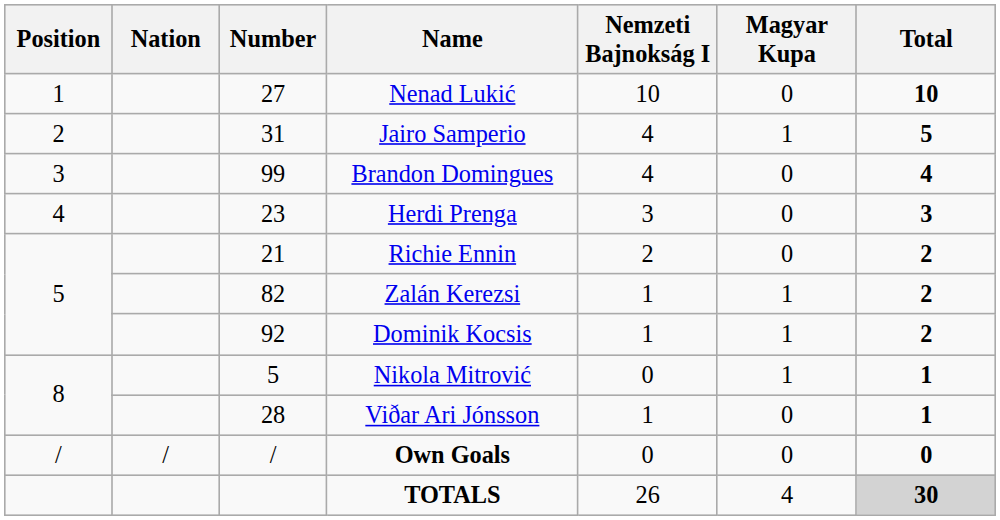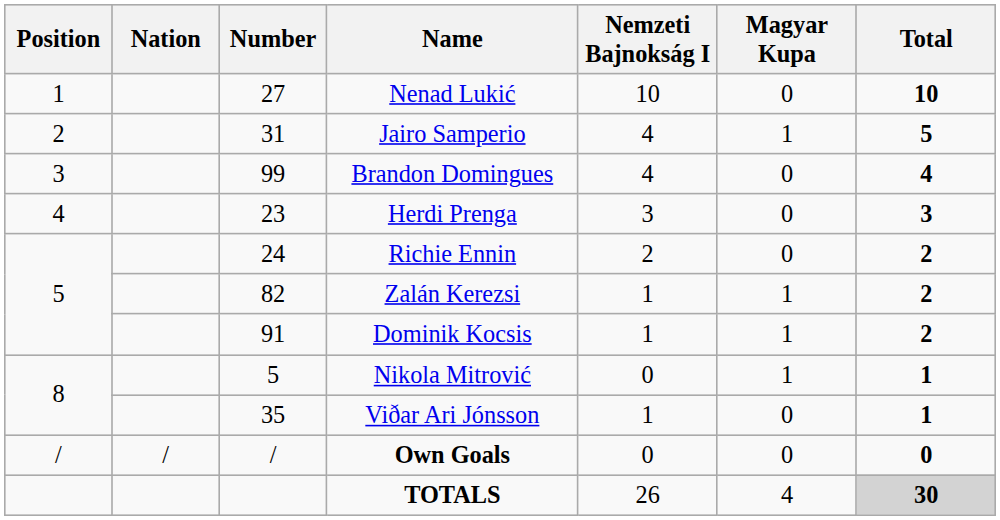(273, 254) 21 -> (273, 254) 24
(273, 334) 92 -> (273, 334) 91
(273, 414) 28 -> (273, 414) 35
